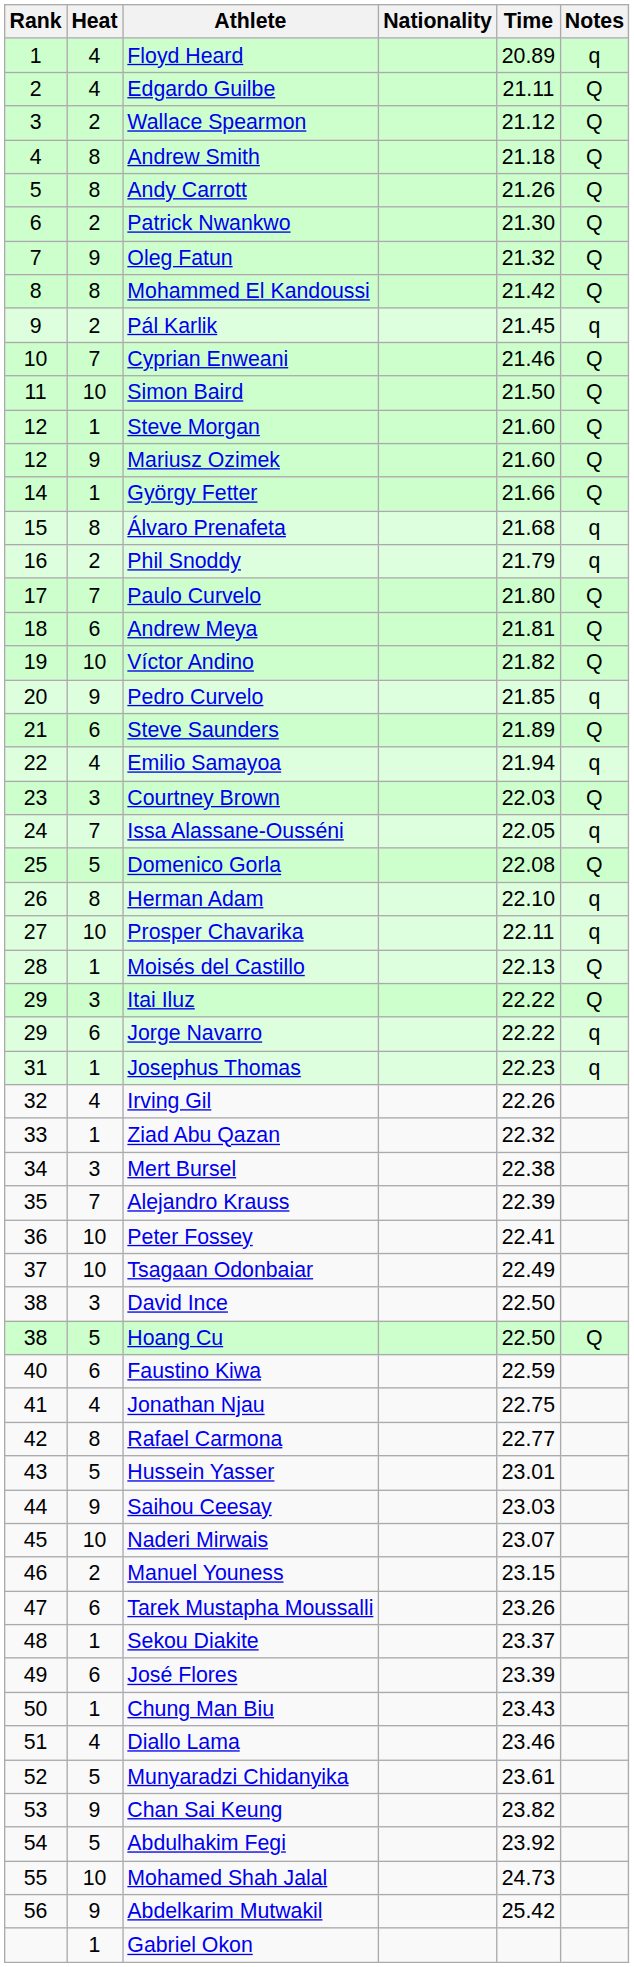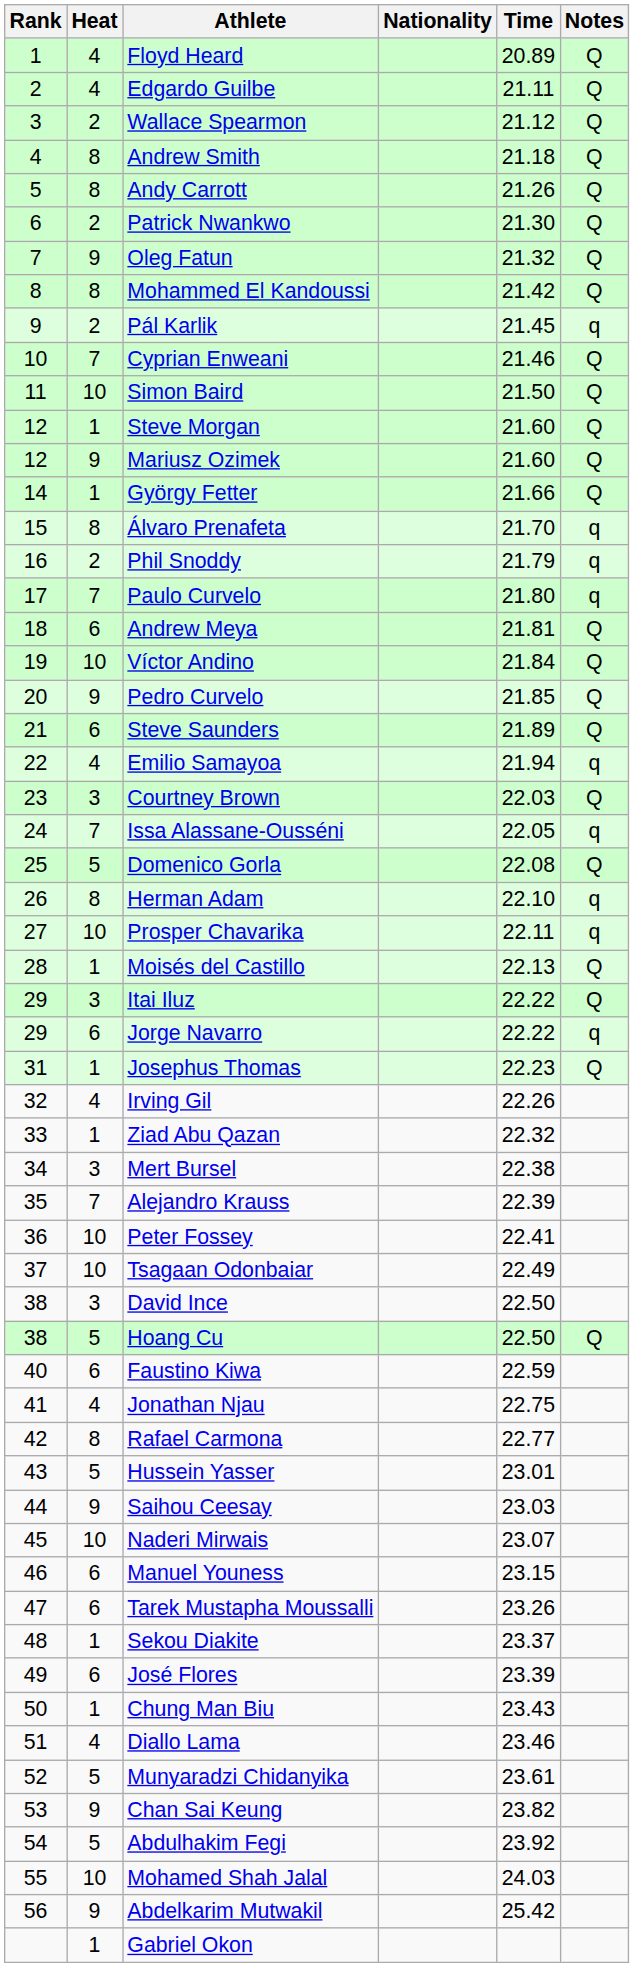(594, 55) q -> (594, 55) Q
(528, 527) 21.68 -> (528, 527) 21.70
(594, 595) Q -> (594, 595) q
(528, 662) 21.82 -> (528, 662) 21.84
(594, 696) q -> (594, 696) Q
(594, 1067) q -> (594, 1067) Q
(94, 1573) 2 -> (94, 1573) 6
(528, 1877) 24.73 -> (528, 1877) 24.03
